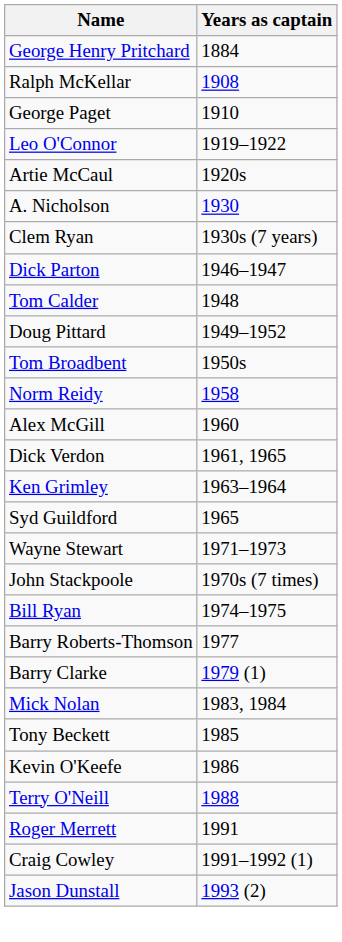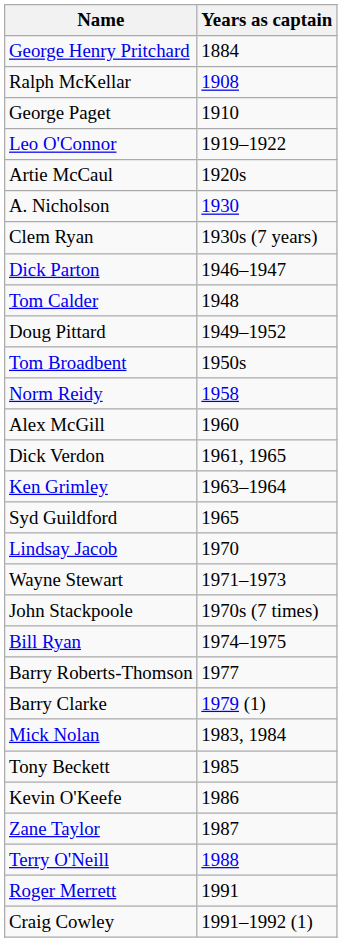+ row: (63, 548)
+ row: (54, 828)
- row: (64, 890)
